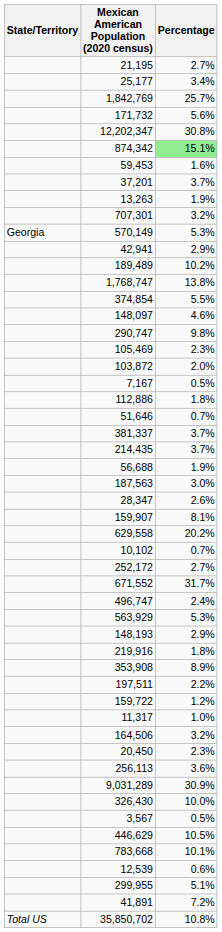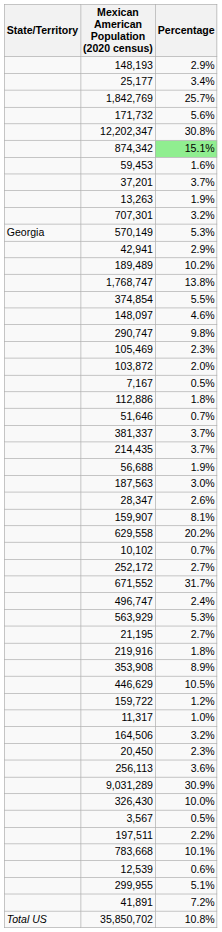rows swapped: (134, 634) <-> (137, 65)
rows swapped: (134, 835) <-> (134, 684)
